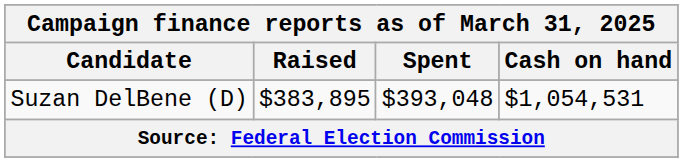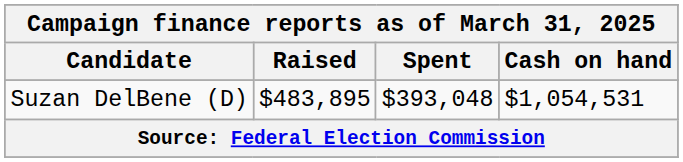(315, 100) $383,895 -> (315, 100) $483,895
